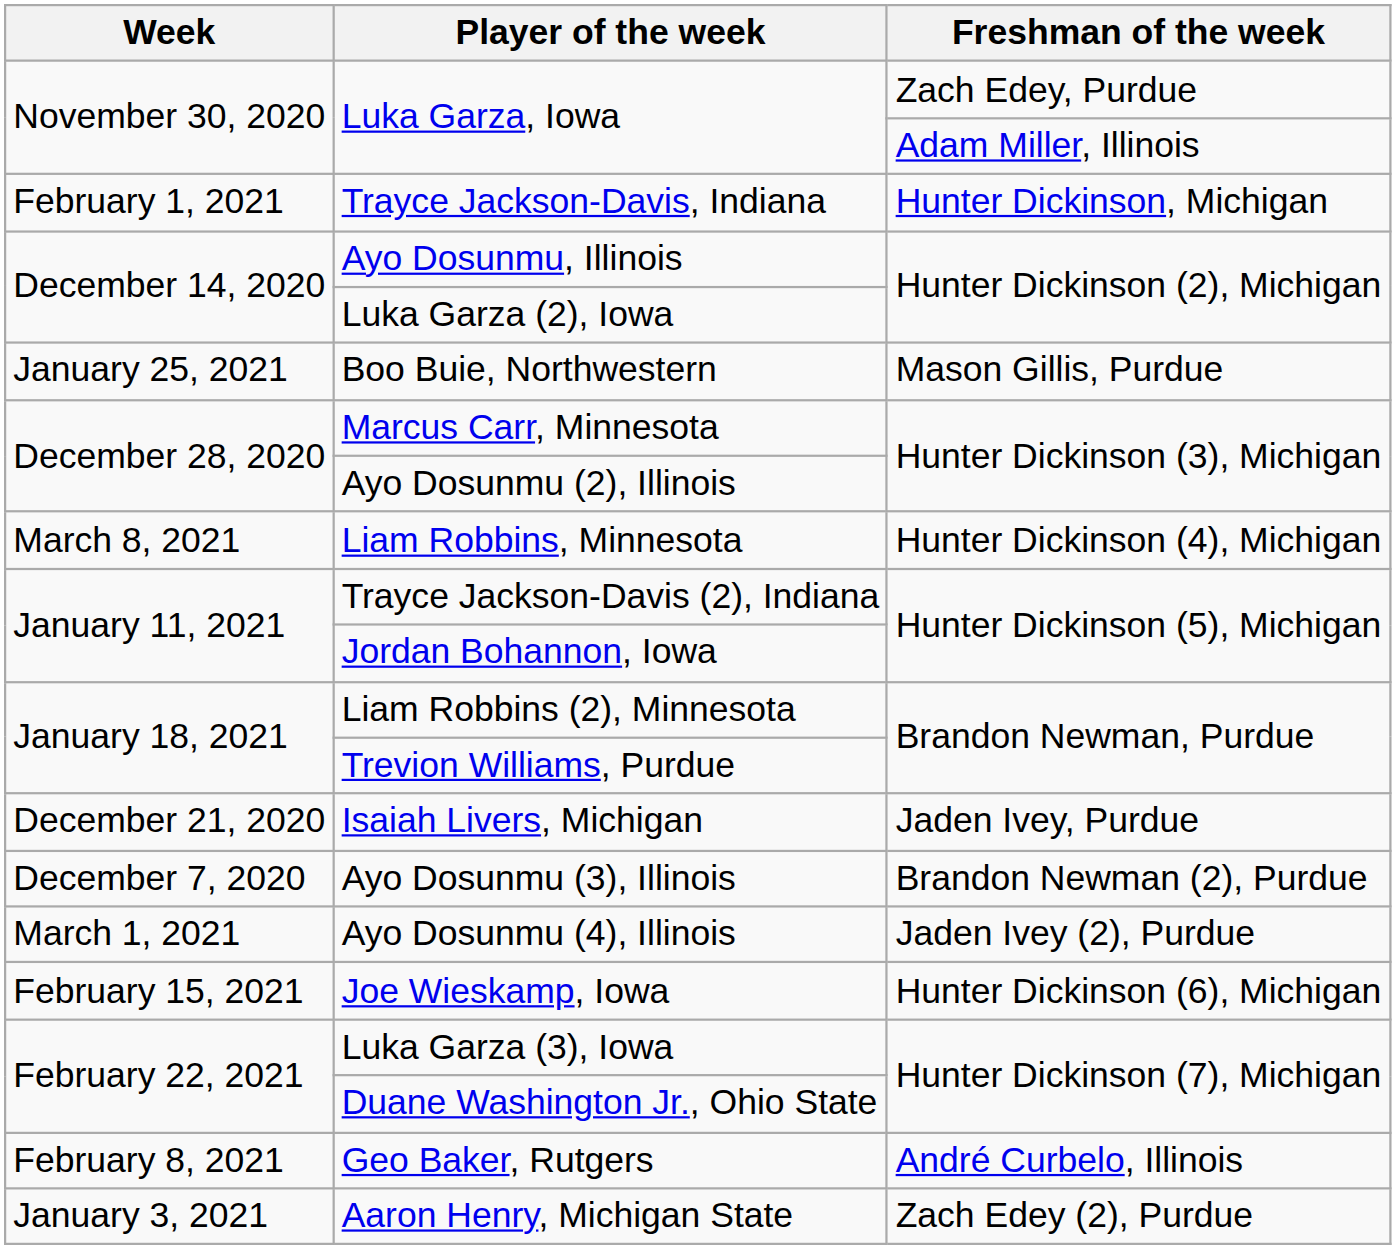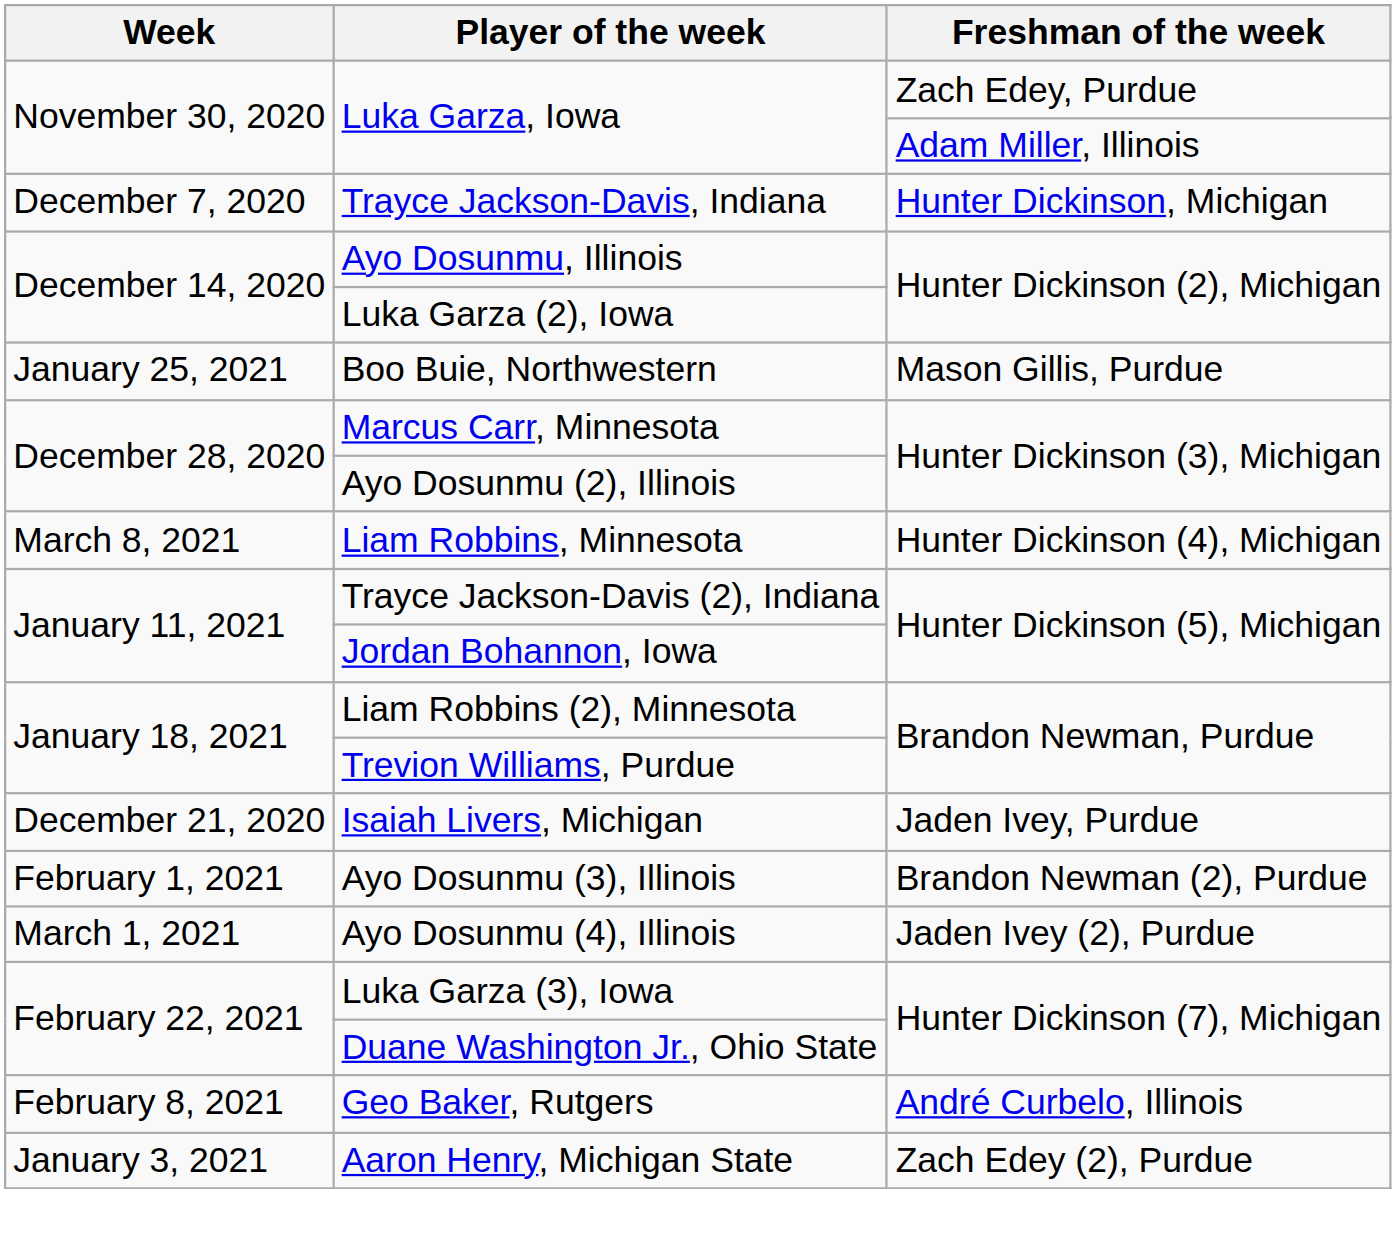(149, 201) February 1, 2021 -> (159, 201) December 7, 2020
(159, 877) December 7, 2020 -> (149, 877) February 1, 2021
- row: (505, 990)
